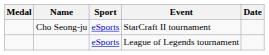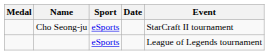columns swapped: (181, 12) <-> (253, 12)
